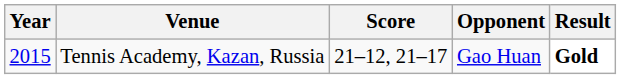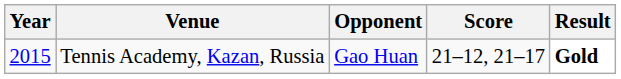columns swapped: (501, 21) <-> (391, 21)
